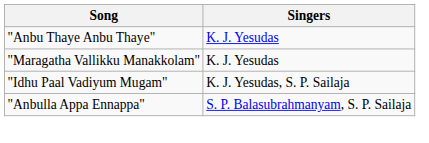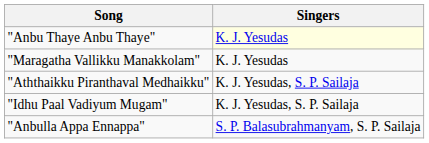(243, 38) no background -> (252, 38) lightyellow background
+ row: (108, 82)
